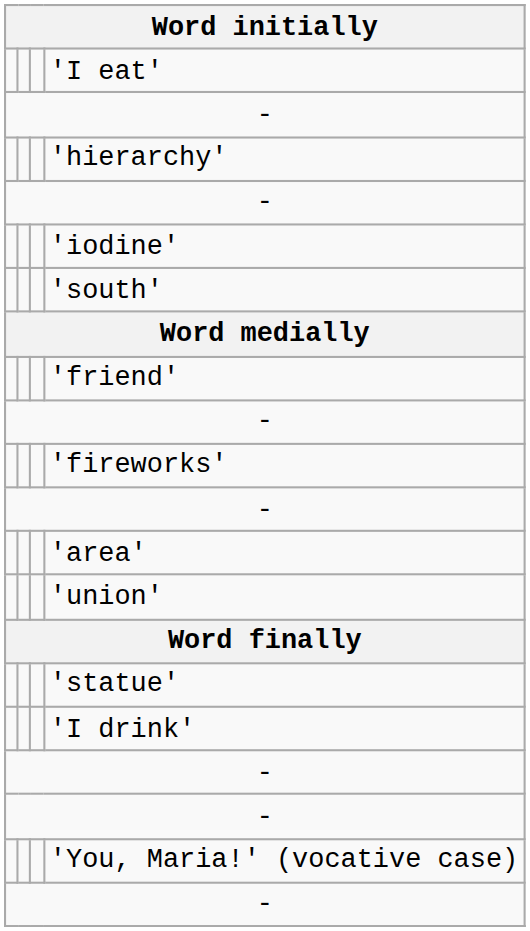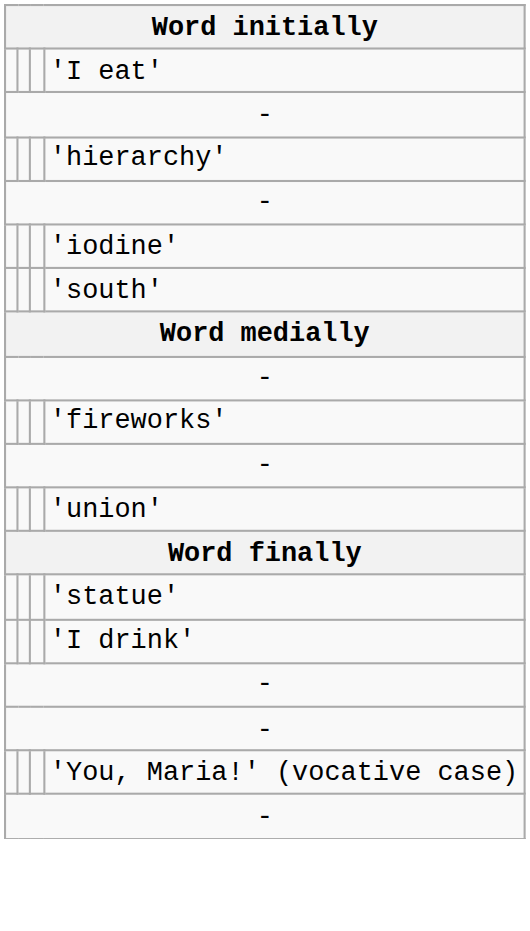- row: (11, 378)
- row: (11, 553)
